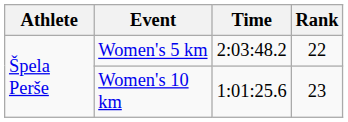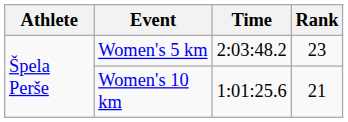(317, 50) 22 -> (317, 50) 23
(317, 91) 23 -> (317, 91) 21
